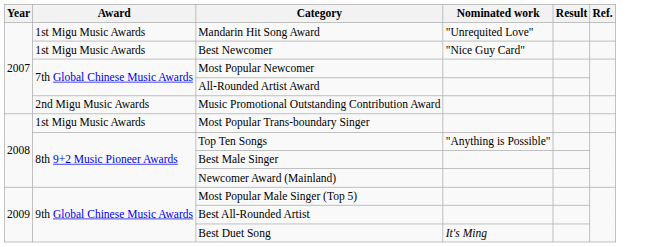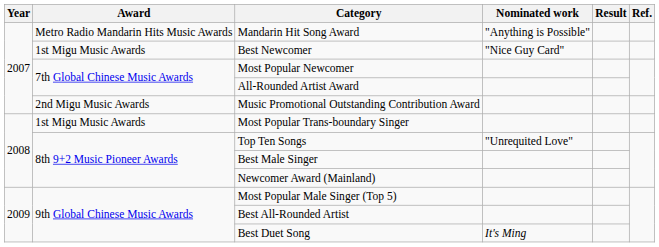(90, 31) 1st Migu Music Awards -> (134, 31) Metro Radio Mandarin Hits Music Awards
(490, 31) "Unrequited Love" -> (538, 31) "Anything is Possible"
(498, 141) "Anything is Possible" -> (529, 141) "Unrequited Love"
